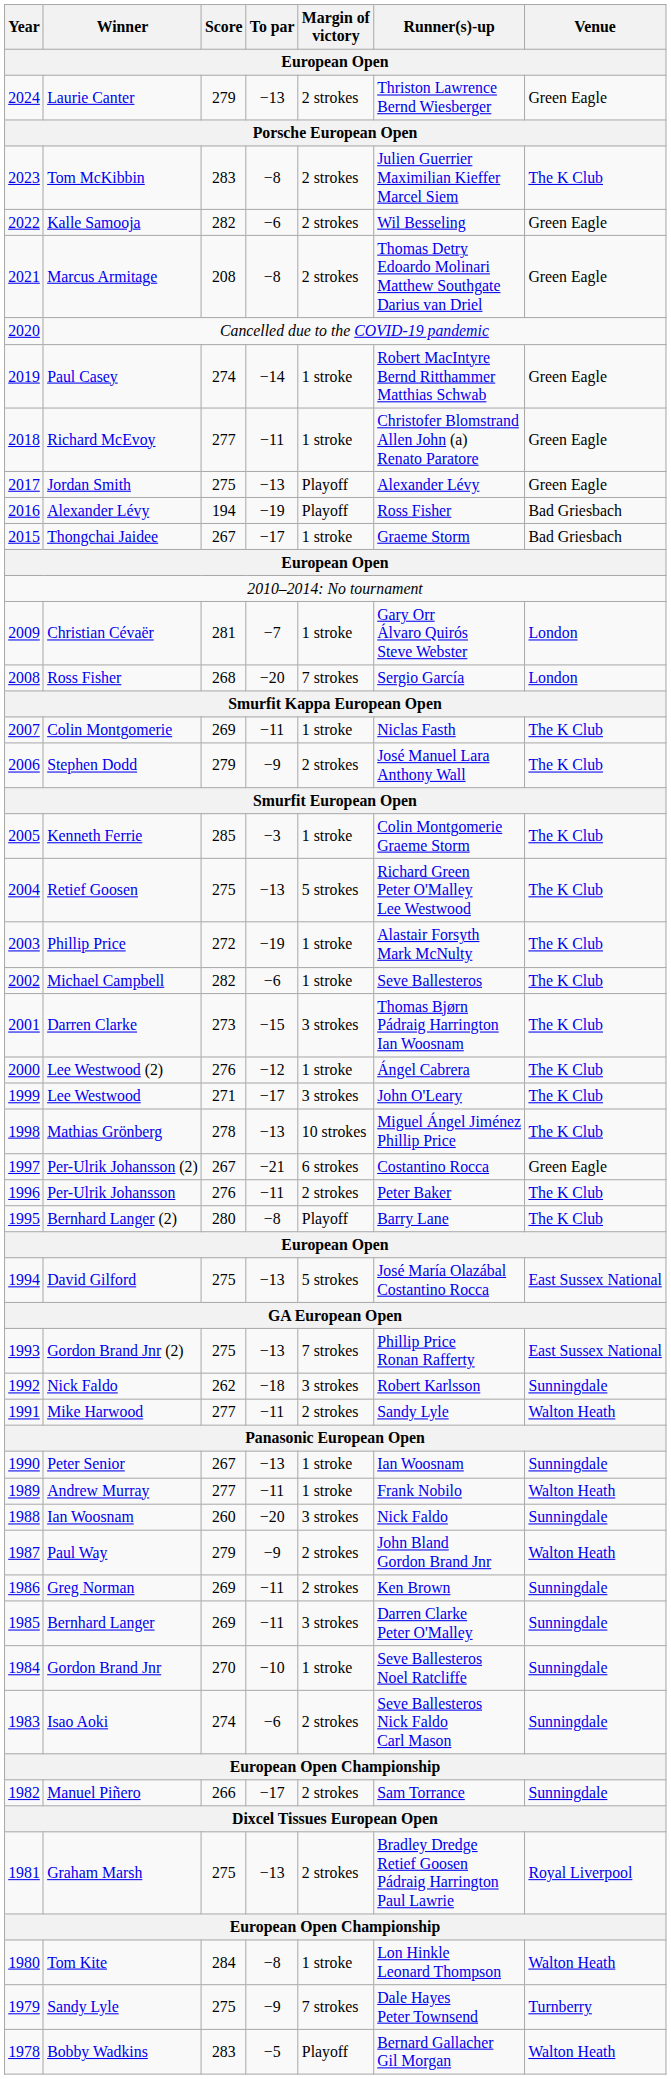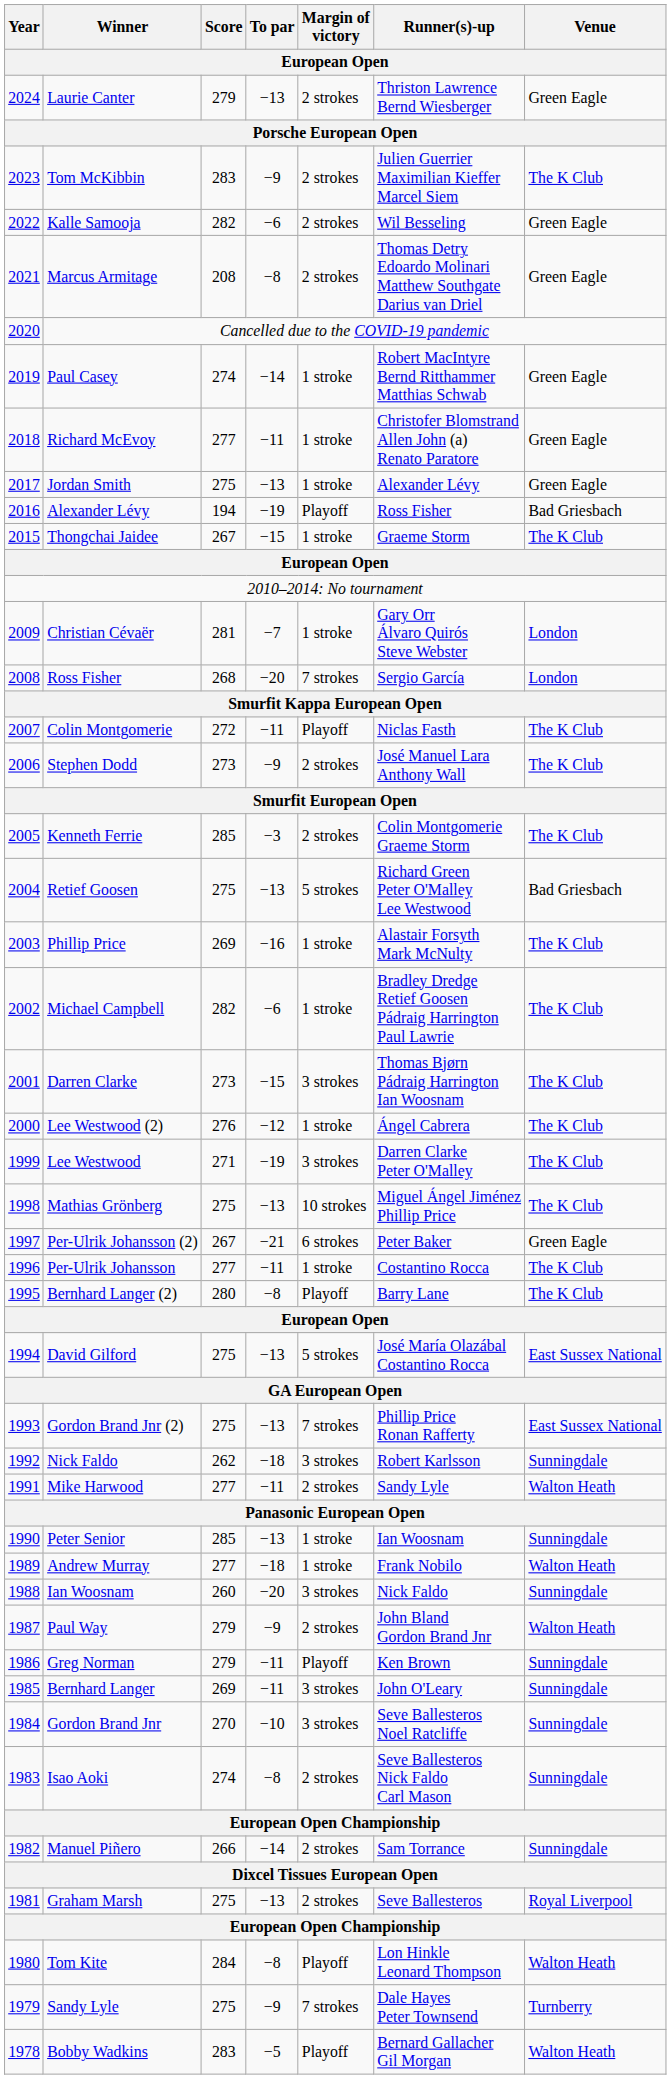(272, 178) −8 -> (272, 178) −9
(325, 484) Playoff -> (327, 484) 1 stroke
(272, 536) −17 -> (272, 536) −15
(575, 536) Bad Griesbach -> (566, 536) The K Club
(224, 730) 269 -> (224, 730) 272
(327, 730) 1 stroke -> (325, 730) Playoff
(224, 765) 279 -> (224, 765) 273
(327, 836) 1 stroke -> (330, 836) 2 strokes
(566, 890) The K Club -> (575, 890) Bad Griesbach
(224, 944) 272 -> (224, 944) 269
(272, 944) −19 -> (272, 944) −16
(430, 980) Seve Ballesteros -> (438, 1008) Bradley Dredge Retief Goosen Pádraig Harrington Paul Lawrie
(272, 1095) −17 -> (272, 1161) −19
(420, 1095) John O'Leary -> (425, 1161) Darren Clarke Peter O'Malley
(224, 1131) 278 -> (224, 1206) 275
(433, 1166) Costantino Rocca -> (414, 1241) Peter Baker
(224, 1192) 276 -> (224, 1267) 277
(330, 1192) 2 strokes -> (327, 1267) 1 stroke
(414, 1192) Peter Baker -> (433, 1267) Costantino Rocca
(224, 1464) 267 -> (224, 1539) 285
(272, 1490) −11 -> (272, 1565) −18
(224, 1587) 269 -> (224, 1662) 279
(330, 1587) 2 strokes -> (325, 1662) Playoff
(425, 1623) Darren Clarke Peter O'Malley -> (420, 1688) John O'Leary
(327, 1668) 1 stroke -> (330, 1724) 3 strokes
(272, 1722) −6 -> (272, 1778) −8
(272, 1792) −17 -> (272, 1849) −14
(438, 1873) Bradley Dredge Retief Goosen Pádraig Harrington Paul Lawrie -> (430, 1901) Seve Ballesteros
(327, 1962) 1 stroke -> (325, 1962) Playoff
